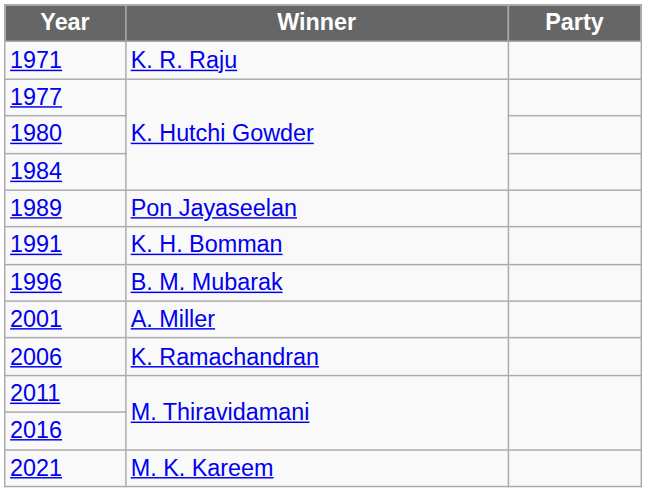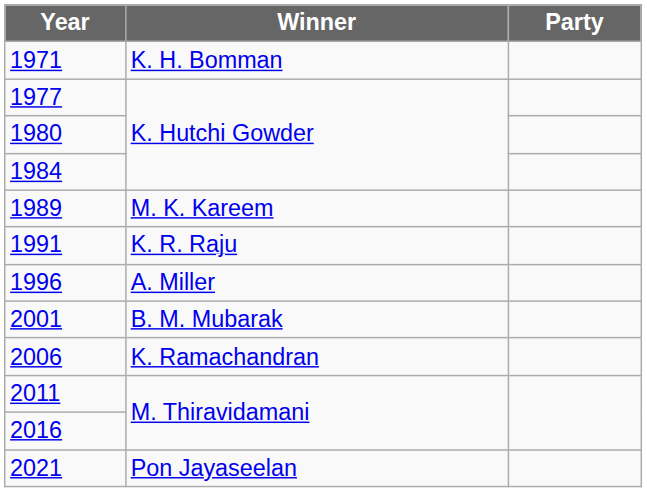(184, 60) K. R. Raju -> (207, 60) K. H. Bomman
(214, 208) Pon Jayaseelan -> (202, 208) M. K. Kareem
(207, 245) K. H. Bomman -> (184, 245) K. R. Raju
(207, 282) B. M. Mubarak -> (173, 282) A. Miller
(173, 319) A. Miller -> (207, 319) B. M. Mubarak
(202, 467) M. K. Kareem -> (214, 467) Pon Jayaseelan
